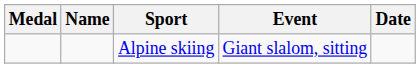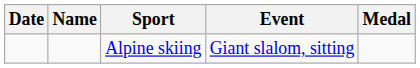columns swapped: (33, 19) <-> (393, 19)
